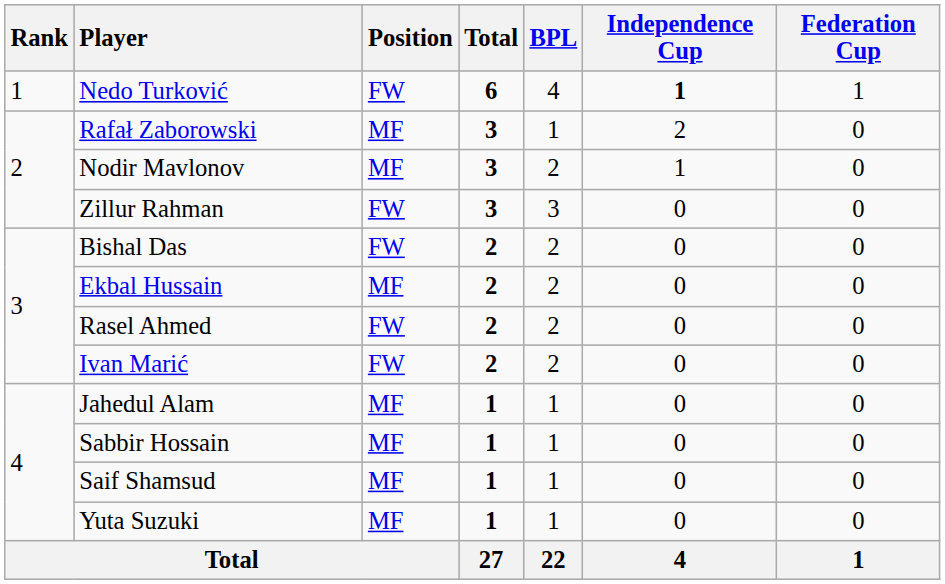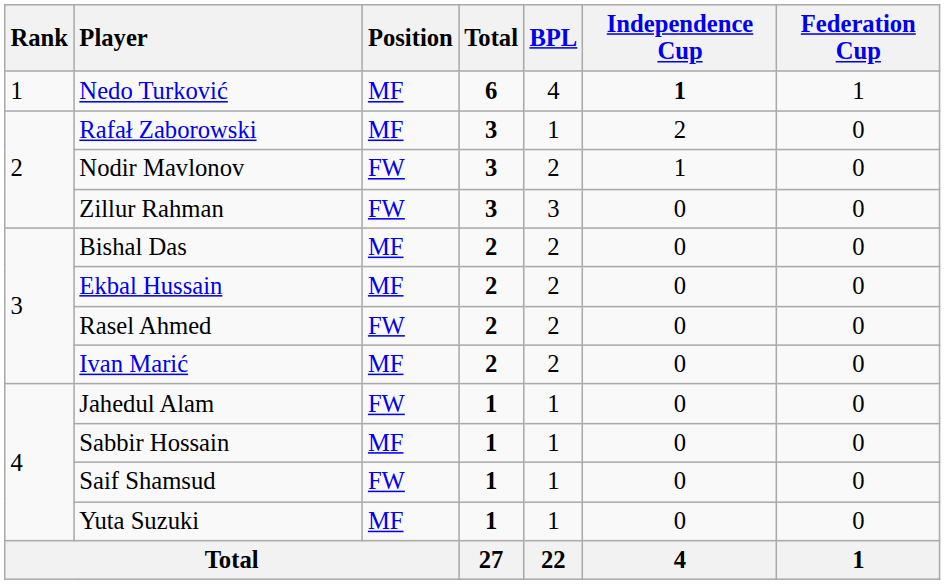(386, 90) FW -> (386, 90) MF
(386, 168) MF -> (386, 168) FW
(386, 247) FW -> (386, 247) MF
(386, 364) FW -> (386, 364) MF
(386, 403) MF -> (386, 403) FW
(386, 481) MF -> (386, 481) FW
